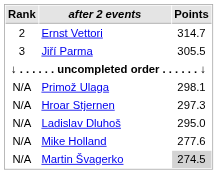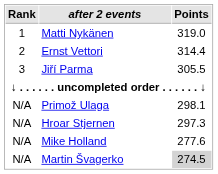+ row: (77, 33)
(191, 33) 314.7 -> (191, 51) 314.4
- row: (81, 123)
